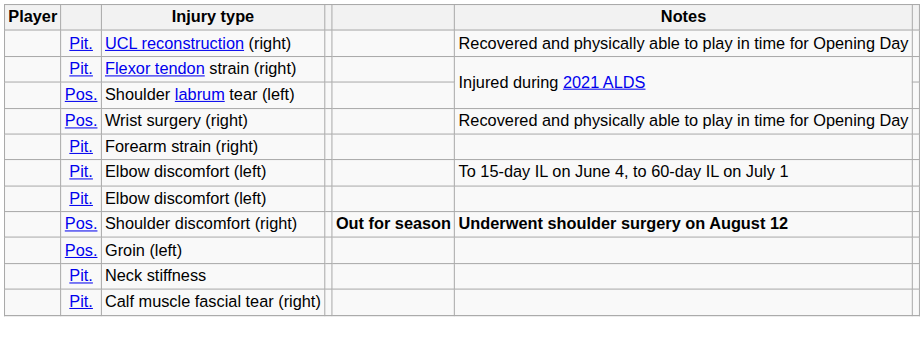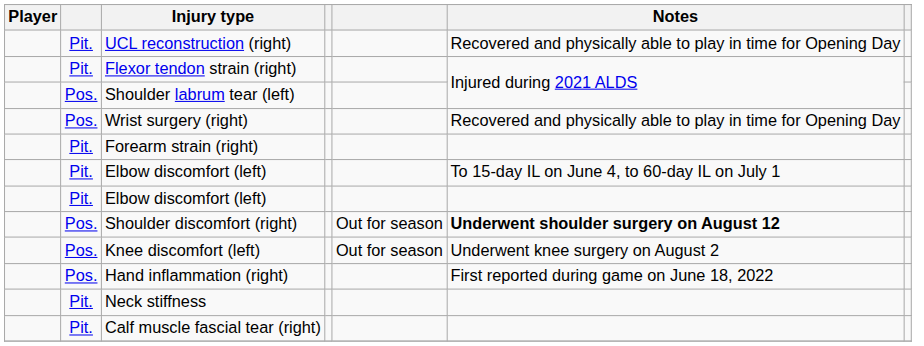(393, 224) bold -> (389, 224) normal
+ row: (81, 250)
+ row: (81, 276)
- row: (81, 250)
